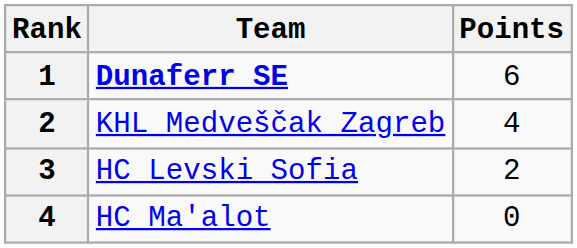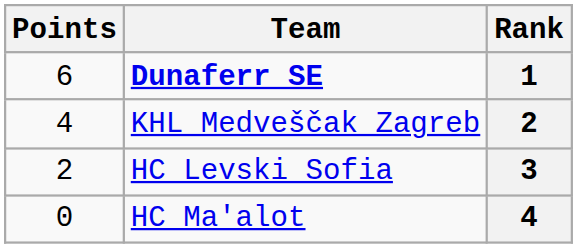columns swapped: (47, 29) <-> (512, 29)
